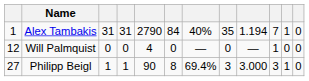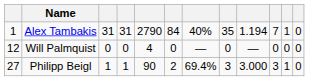(276, 48) 1 -> (276, 48) 0
(173, 66) 8 -> (173, 66) 2
